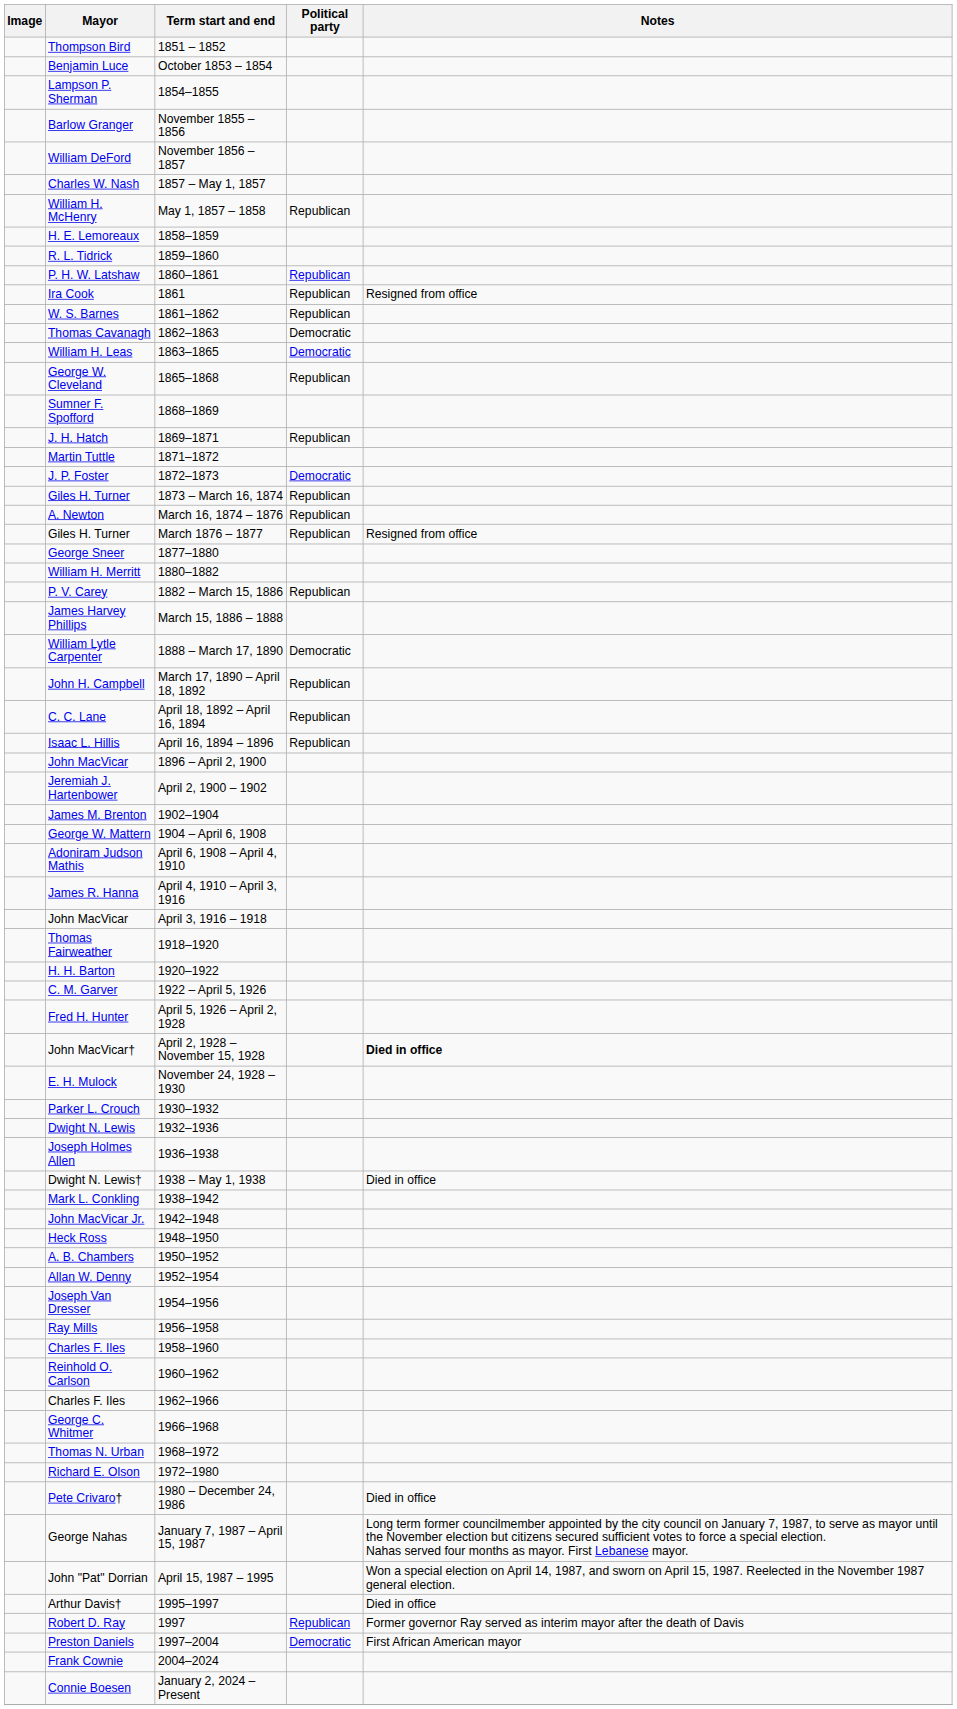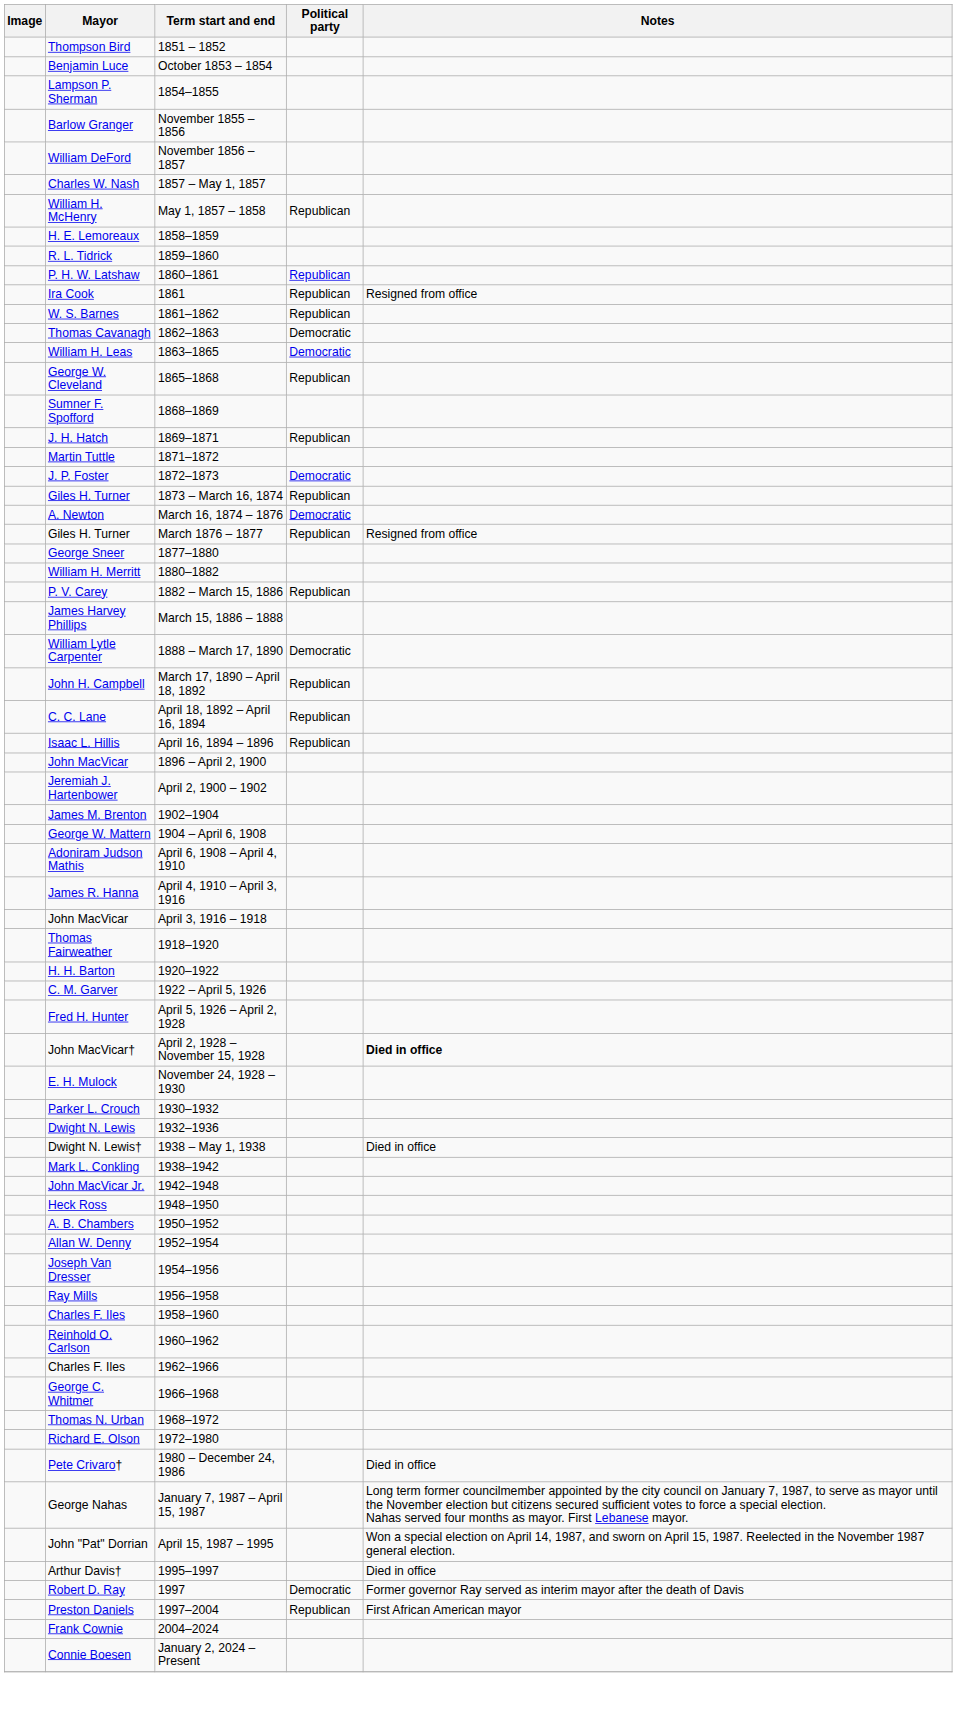(320, 514) Republican -> (320, 514) Democratic
- row: (90, 1154)
(320, 1623) Republican -> (320, 1590) Democratic
(320, 1642) Democratic -> (320, 1609) Republican
